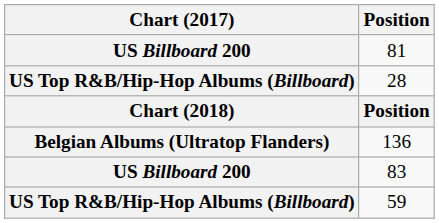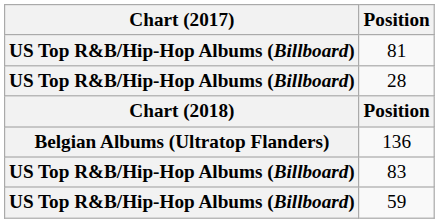(182, 50) US Billboard 200 -> (182, 50) US Top R&B/Hip-Hop Albums (Billboard)
(182, 171) US Billboard 200 -> (182, 171) US Top R&B/Hip-Hop Albums (Billboard)
